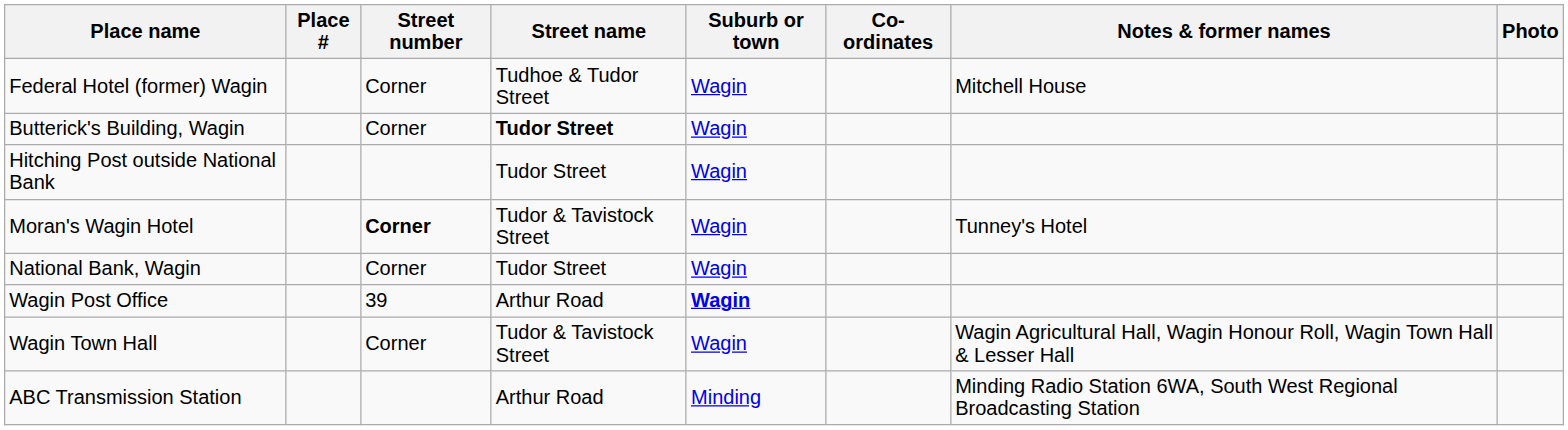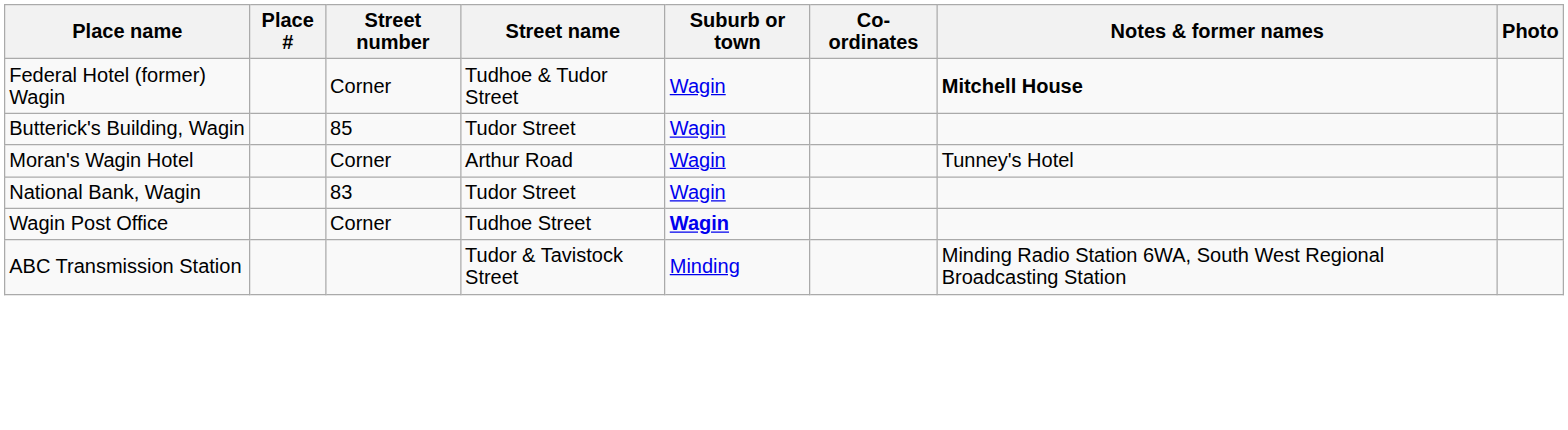(1021, 85) normal -> (1012, 85) bold
(396, 128) Corner -> (341, 128) 85
(554, 128) bold -> (520, 128) normal
- row: (143, 171)
(398, 225) bold -> (361, 160) normal
(575, 225) Tudor & Tavistock Street -> (519, 160) Arthur Road
(396, 268) Corner -> (341, 192) 83
(376, 300) 39 -> (361, 223) Corner
(550, 300) Arthur Road -> (528, 223) Tudhoe Street
- row: (83, 343)
(550, 397) Arthur Road -> (544, 266) Tudor & Tavistock Street
